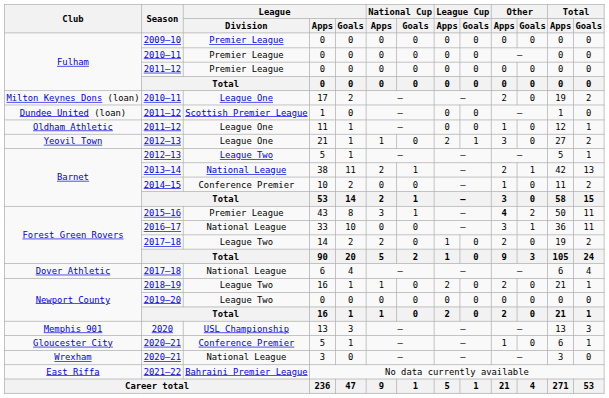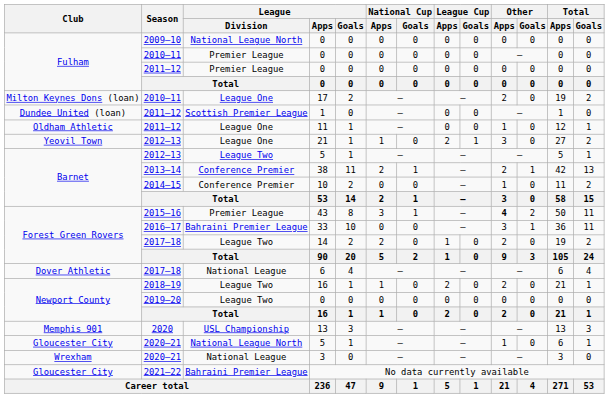(246, 40) Premier League -> (246, 40) National League North
(246, 170) National League -> (246, 170) Conference Premier
(246, 228) National League -> (246, 228) Bahraini Premier League
(246, 343) Conference Premier -> (246, 343) National League North
(73, 372) East Riffa -> (73, 372) Gloucester City
